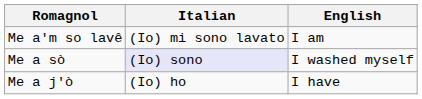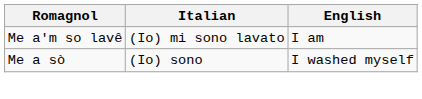(166, 60) lavender background -> (166, 60) no background
- row: (41, 82)
